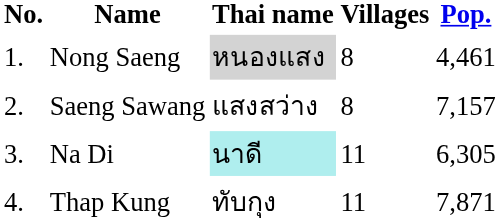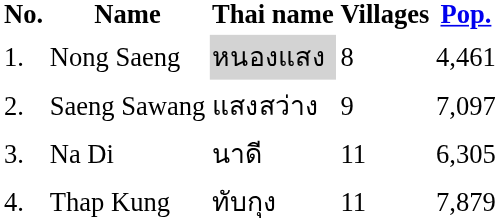(347, 105) 8 -> (347, 105) 9
(466, 105) 7,157 -> (466, 105) 7,097
(237, 154) paleturquoise background -> (237, 154) no background
(466, 201) 7,871 -> (466, 201) 7,879
